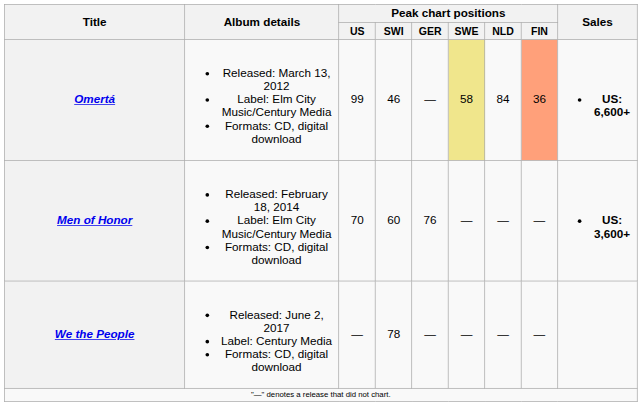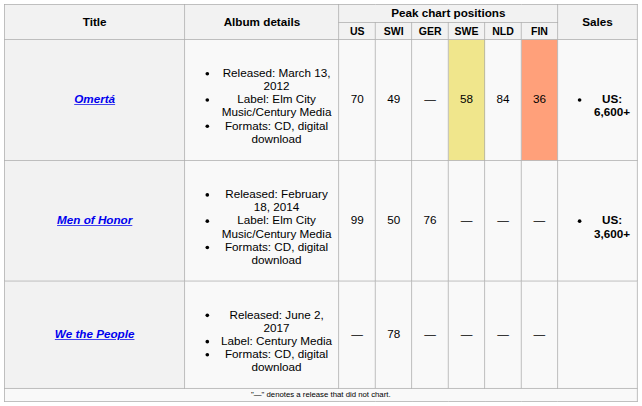(357, 99) 99 -> (357, 99) 70
(394, 99) 46 -> (394, 99) 49
(357, 220) 70 -> (357, 220) 99
(394, 220) 60 -> (394, 220) 50
